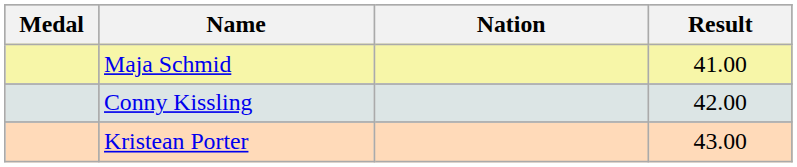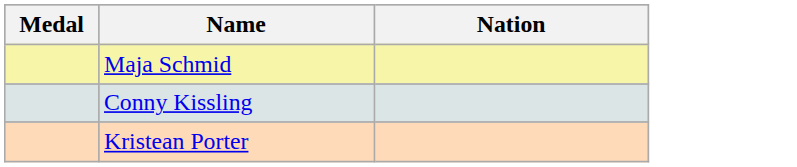- column: (720, 24)
